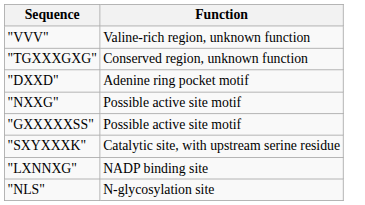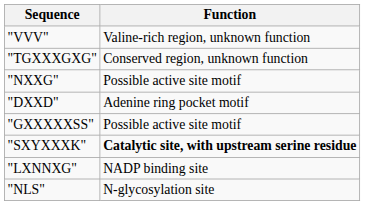rows swapped: (33, 102) <-> (33, 80)
(222, 146) normal -> (230, 146) bold
